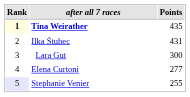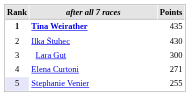(17, 27) lightyellow background -> (17, 27) no background
(176, 41) 431 -> (176, 41) 430
(176, 69) 277 -> (176, 69) 271
